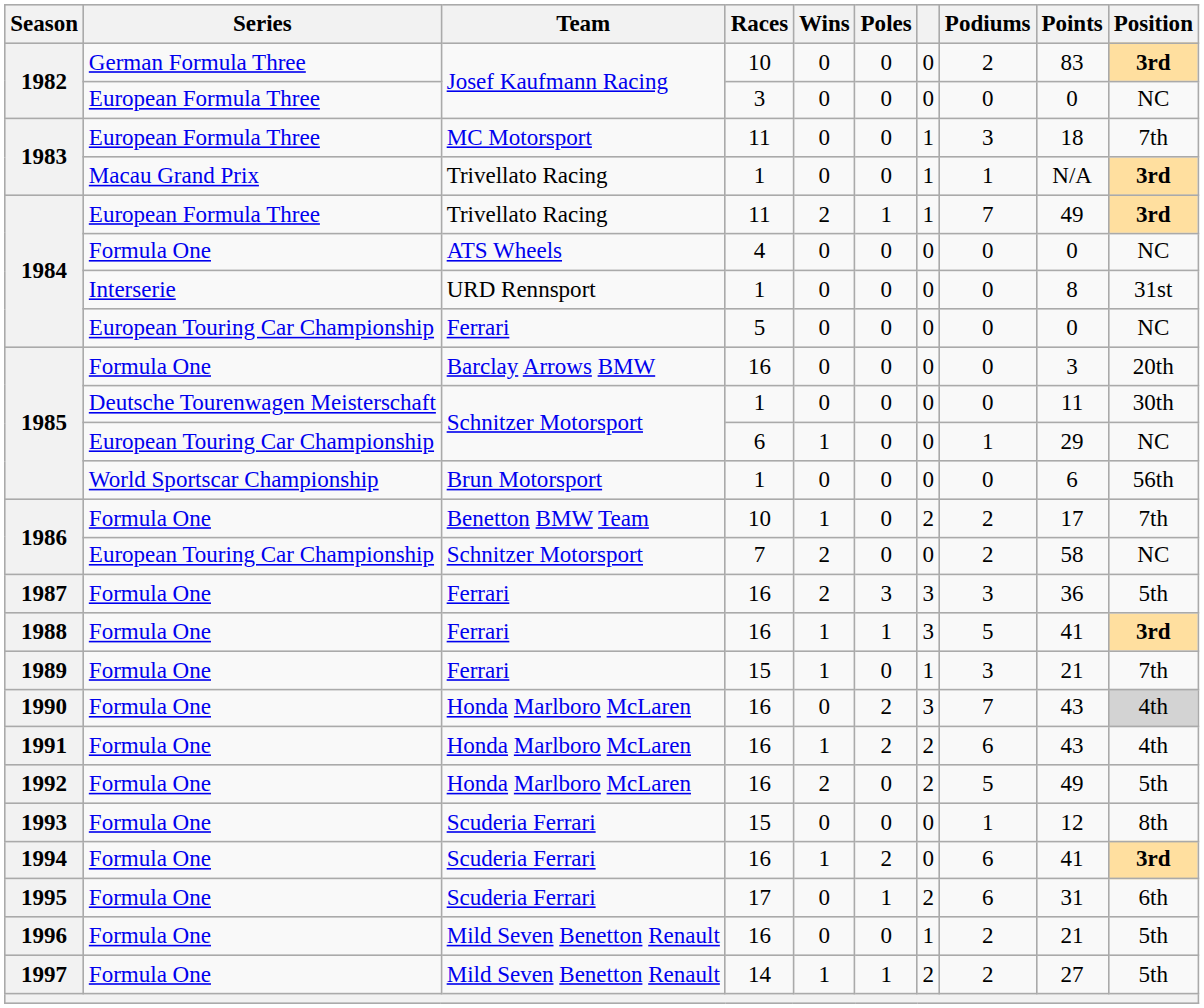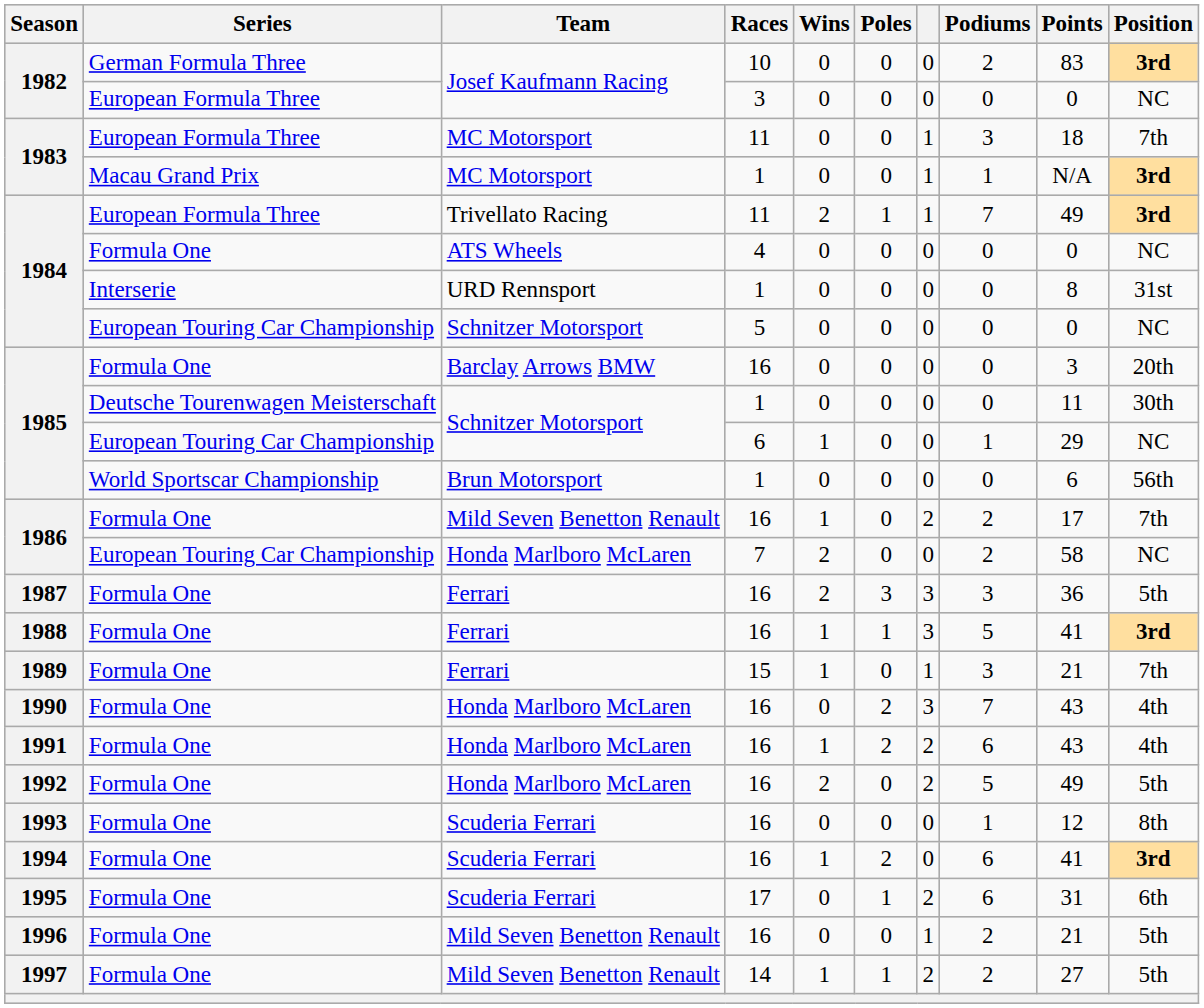(527, 175) Trivellato Racing -> (519, 175) MC Motorsport
(478, 327) Ferrari -> (545, 327) Schnitzer Motorsport
(548, 517) Benetton BMW Team -> (583, 517) Mild Seven Benetton Renault
(759, 517) 10 -> (759, 517) 16
(545, 555) Schnitzer Motorsport -> (569, 555) Honda Marlboro McLaren
(1153, 707) lightgrey background -> (1153, 707) no background
(759, 821) 15 -> (759, 821) 16
